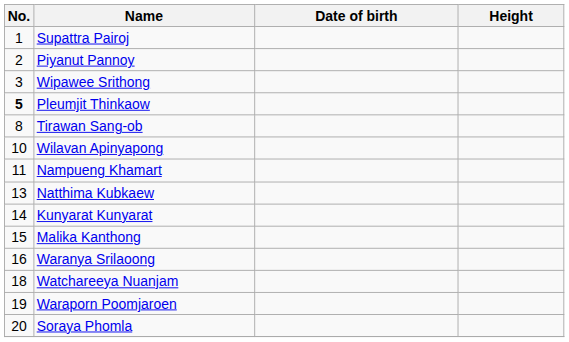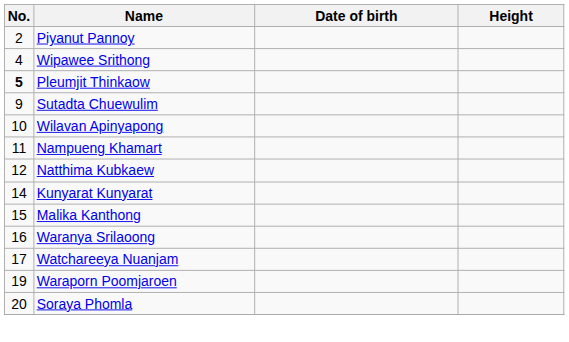- row: (83, 38)
(19, 82) 3 -> (19, 60) 4
- row: (90, 126)
+ row: (97, 104)
(19, 193) 13 -> (19, 171) 12
(19, 281) 18 -> (19, 259) 17
